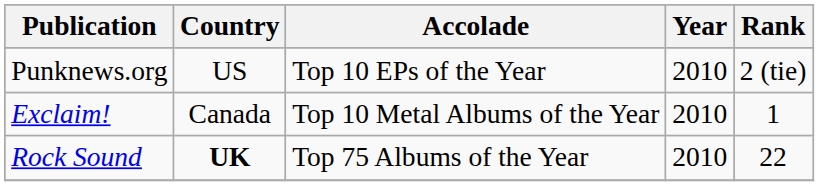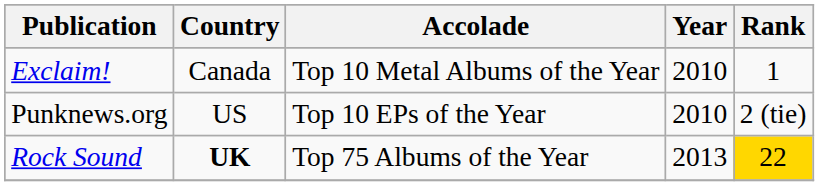rows swapped: (61, 113) <-> (89, 69)
(700, 157) 2010 -> (700, 157) 2013
(773, 157) no background -> (773, 157) gold background
